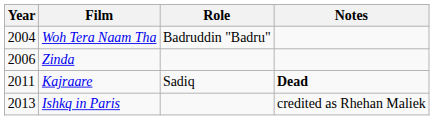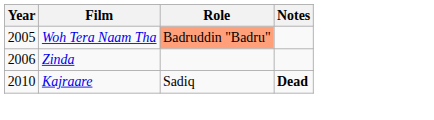(22, 37) 2004 -> (22, 37) 2005
(217, 37) no background -> (217, 37) lightsalmon background
(21, 81) 2011 -> (22, 81) 2010
- row: (81, 103)
